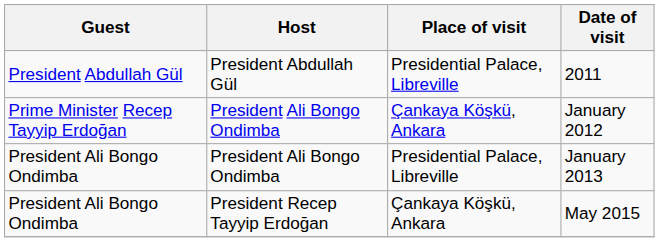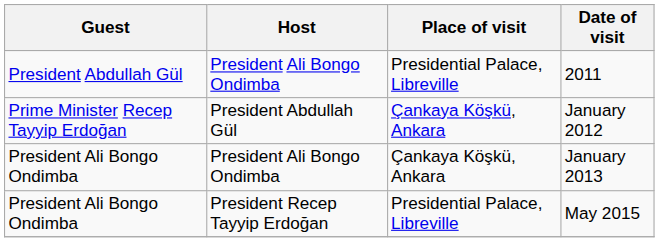(282, 74) President Abdullah Gül -> (285, 74) President Ali Bongo Ondimba
(285, 120) President Ali Bongo Ondimba -> (282, 120) President Abdullah Gül
(467, 166) Presidential Palace, Libreville -> (453, 166) Çankaya Köşkü, Ankara
(453, 213) Çankaya Köşkü, Ankara -> (467, 213) Presidential Palace, Libreville
